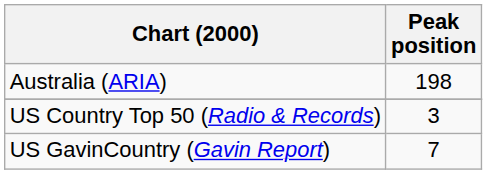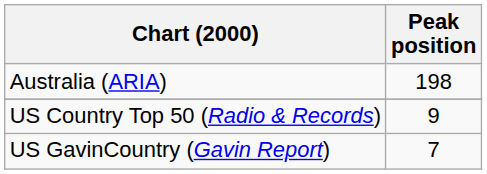(434, 116) 3 -> (434, 116) 9
